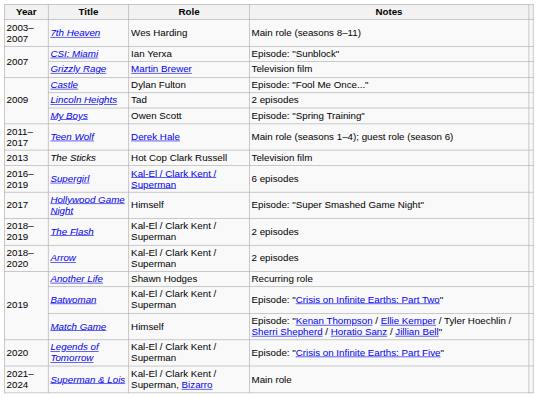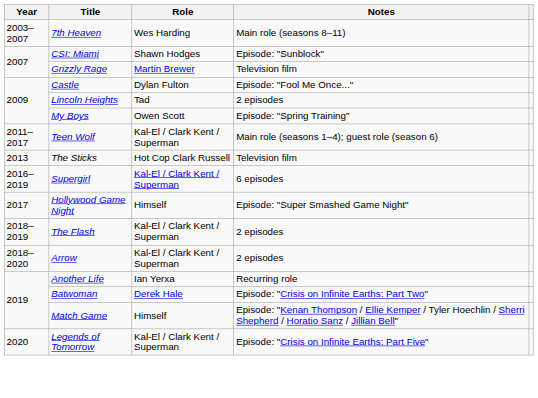(151, 54) Ian Yerxa -> (167, 54) Shawn Hodges
(156, 137) Derek Hale -> (177, 137) Kal-El / Clark Kent / Superman
(164, 279) Shawn Hodges -> (154, 279) Ian Yerxa
(174, 300) Kal-El / Clark Kent / Superman -> (158, 294) Derek Hale
- row: (88, 379)
